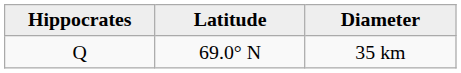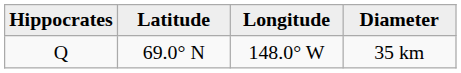+ column: (286, 20)
